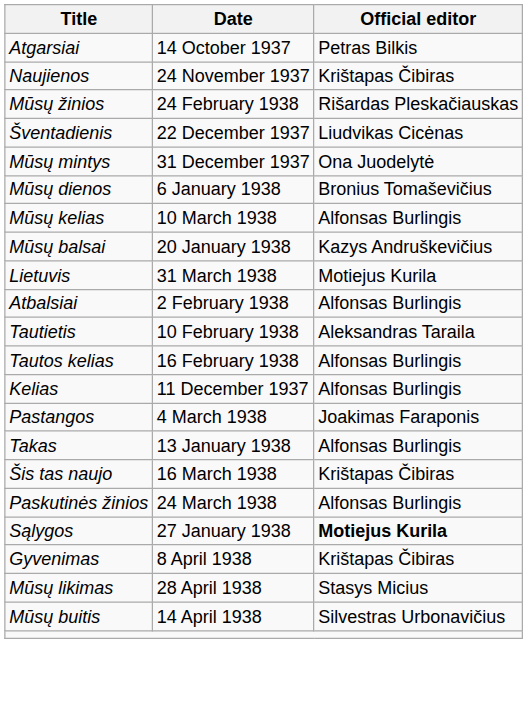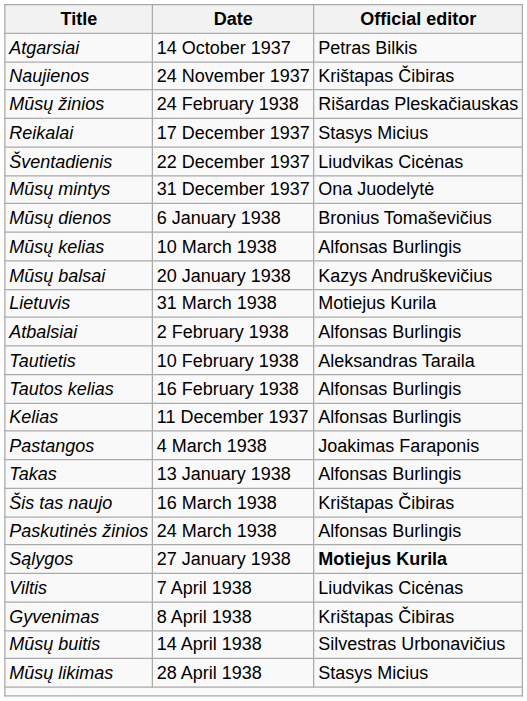+ row: (41, 133)
+ row: (28, 588)
rows swapped: (55, 616) <-> (61, 588)
